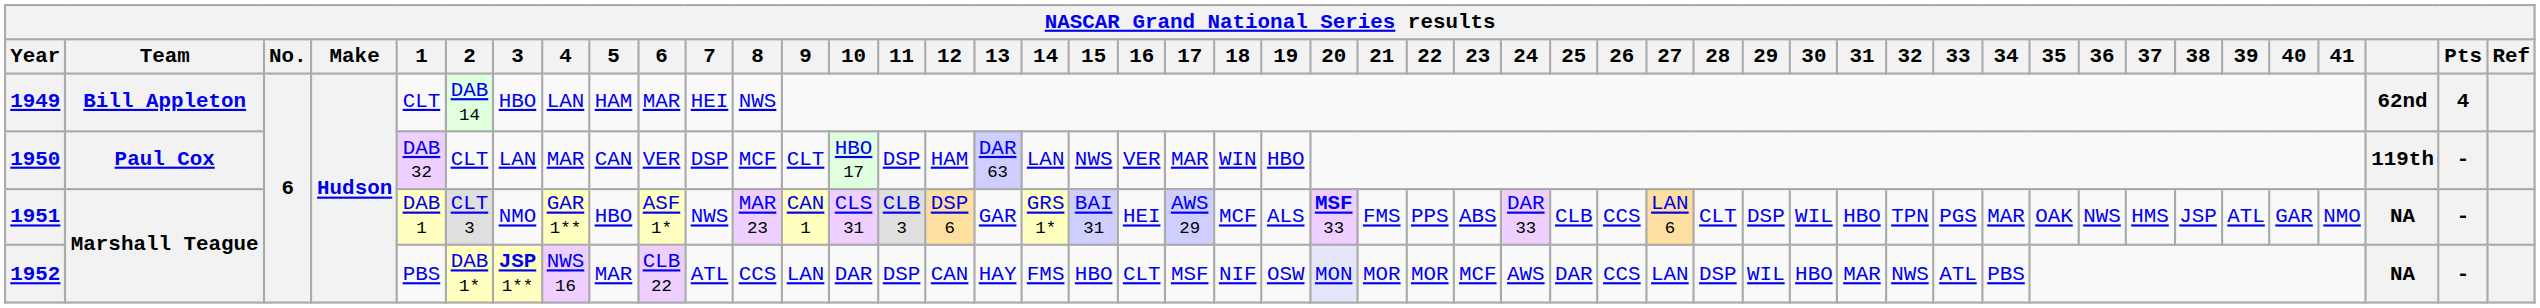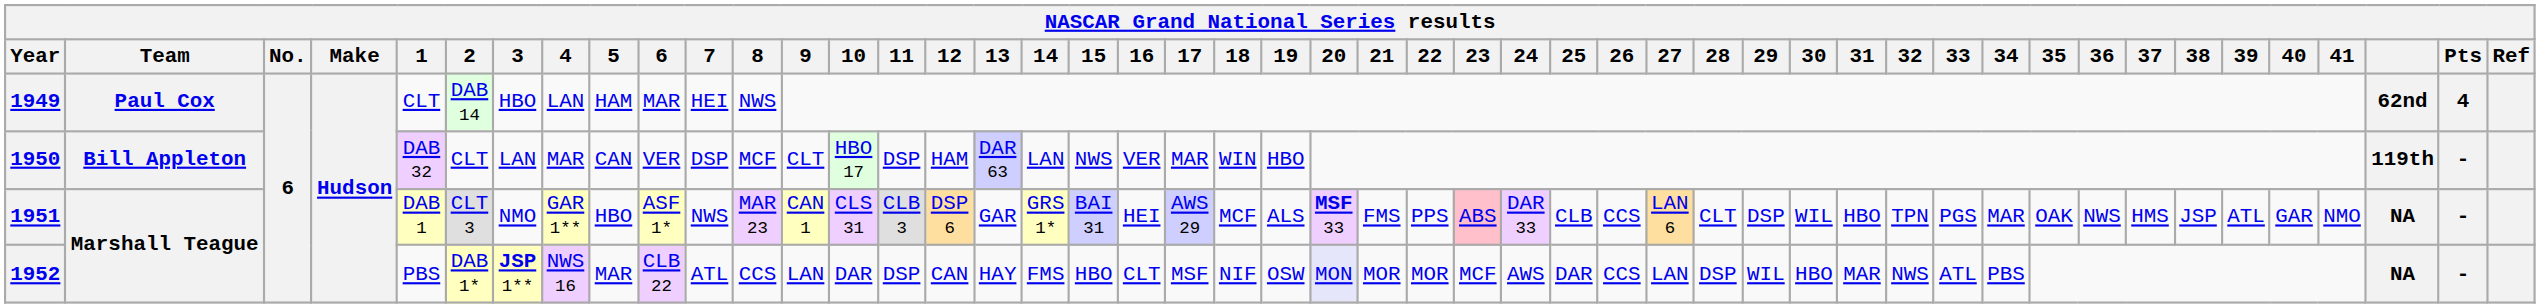(165, 102) Bill Appleton -> (165, 102) Paul Cox
(165, 159) Paul Cox -> (165, 159) Bill Appleton
(1478, 217) no background -> (1478, 217) pink background
